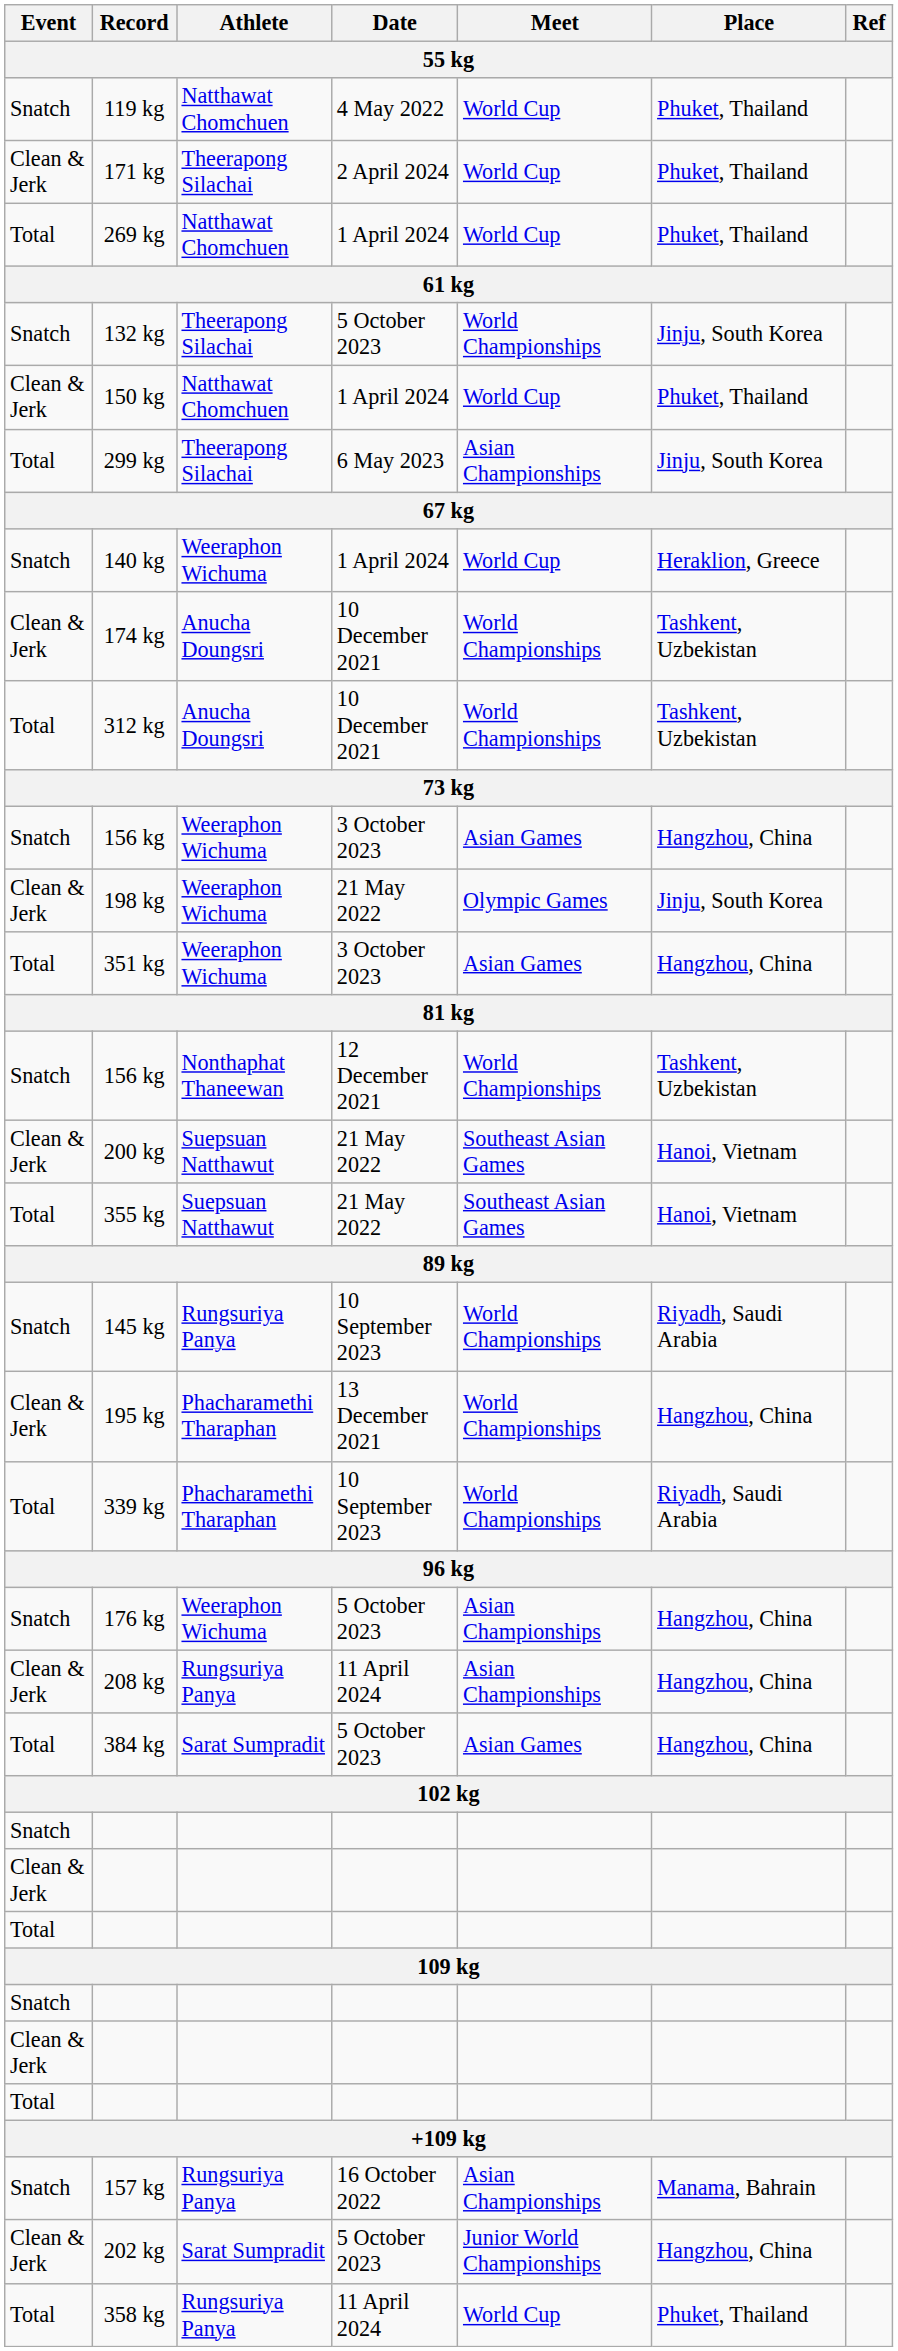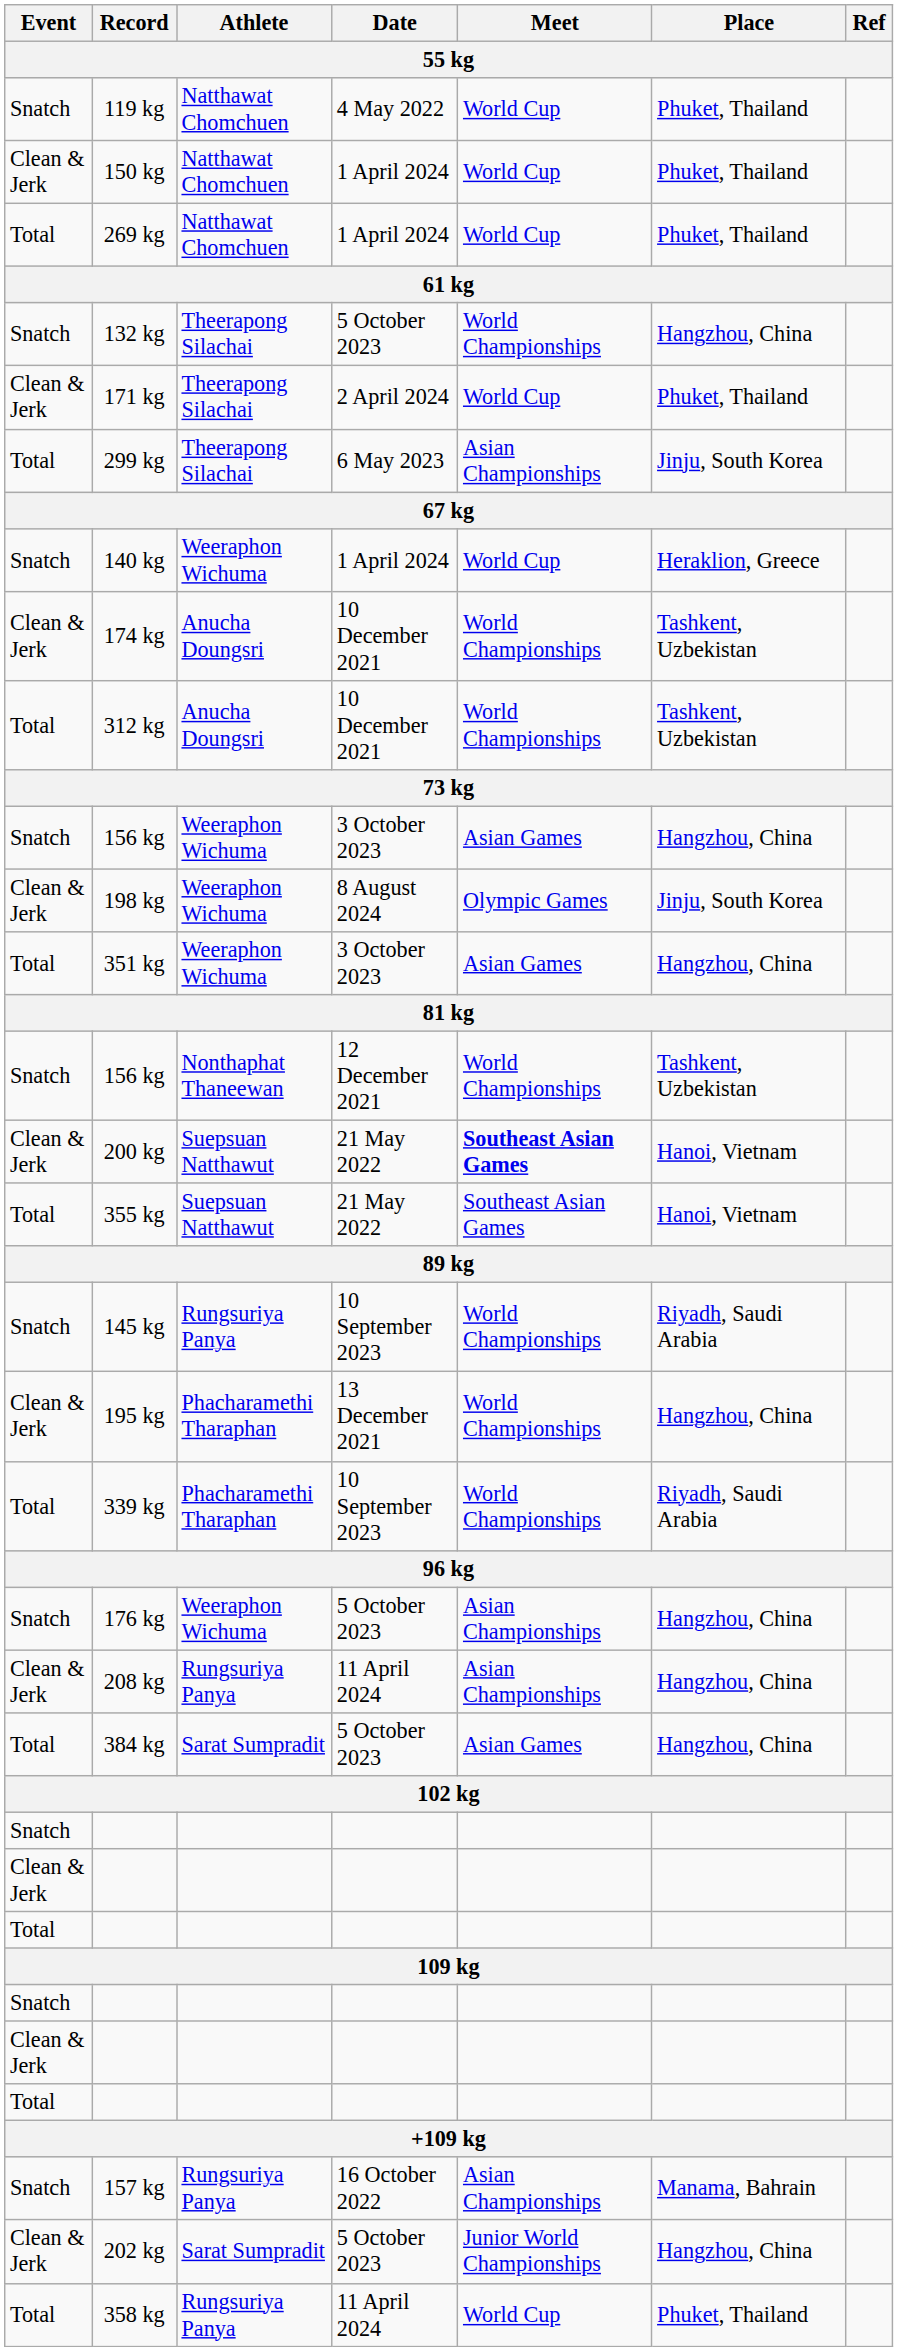rows swapped: (47, 397) <-> (47, 172)
(740, 334) Jinju, South Korea -> (735, 334) Hangzhou, China
(371, 900) 21 May 2022 -> (377, 900) 8 August 2024
(534, 1151) normal -> (538, 1151) bold
